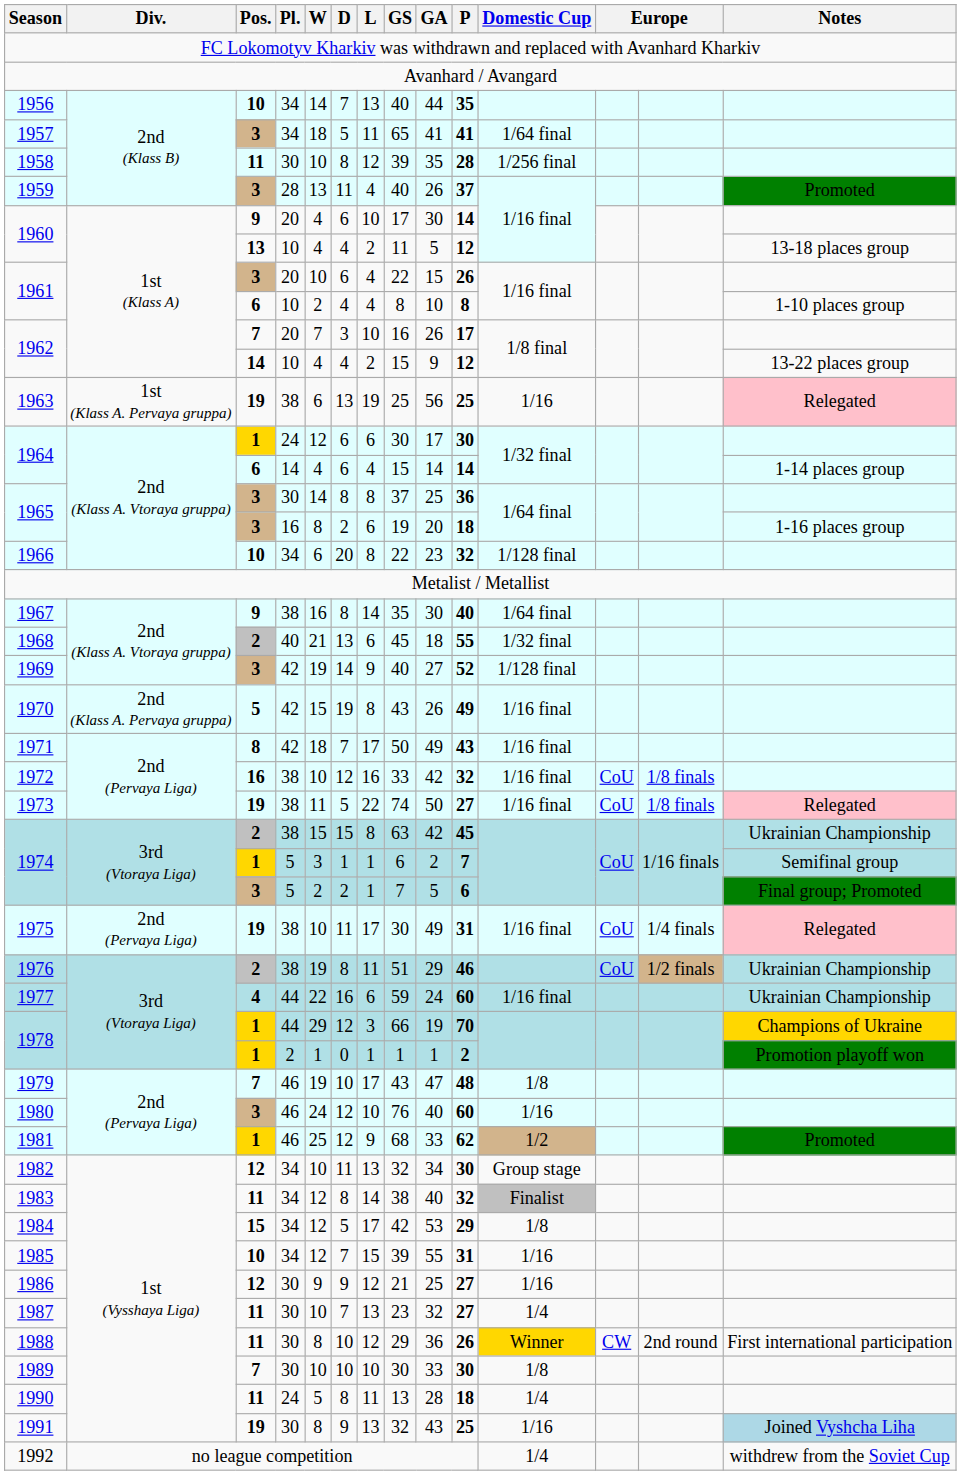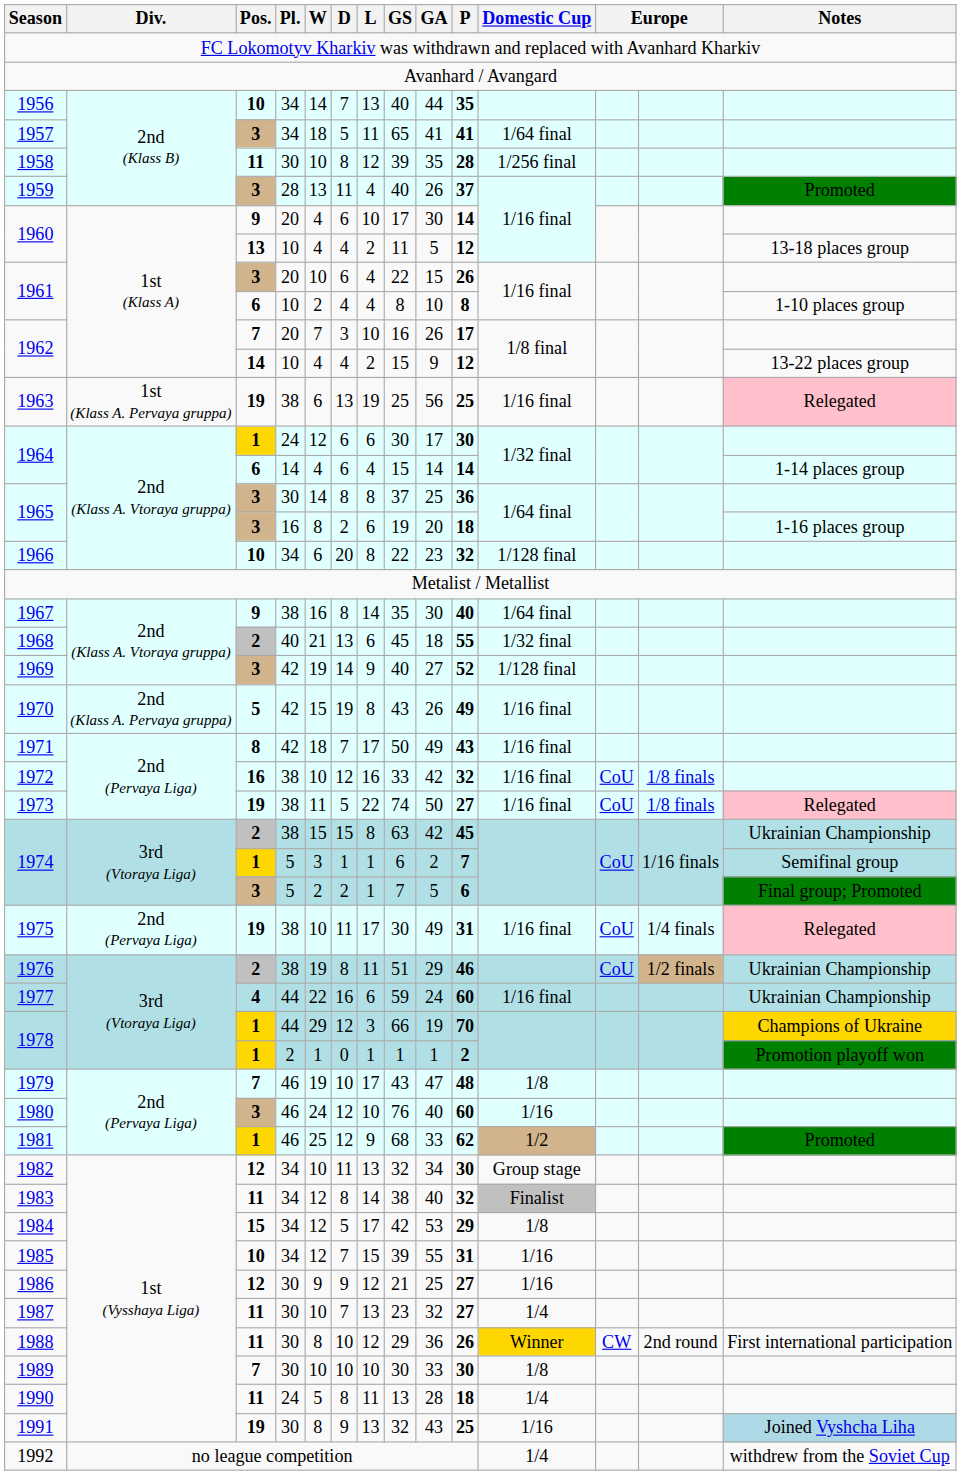(537, 401) 1/16 -> (537, 401) 1/16 final
